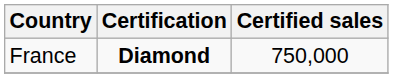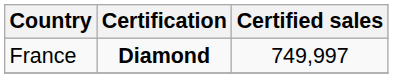(310, 55) 750,000 -> (310, 55) 749,997
